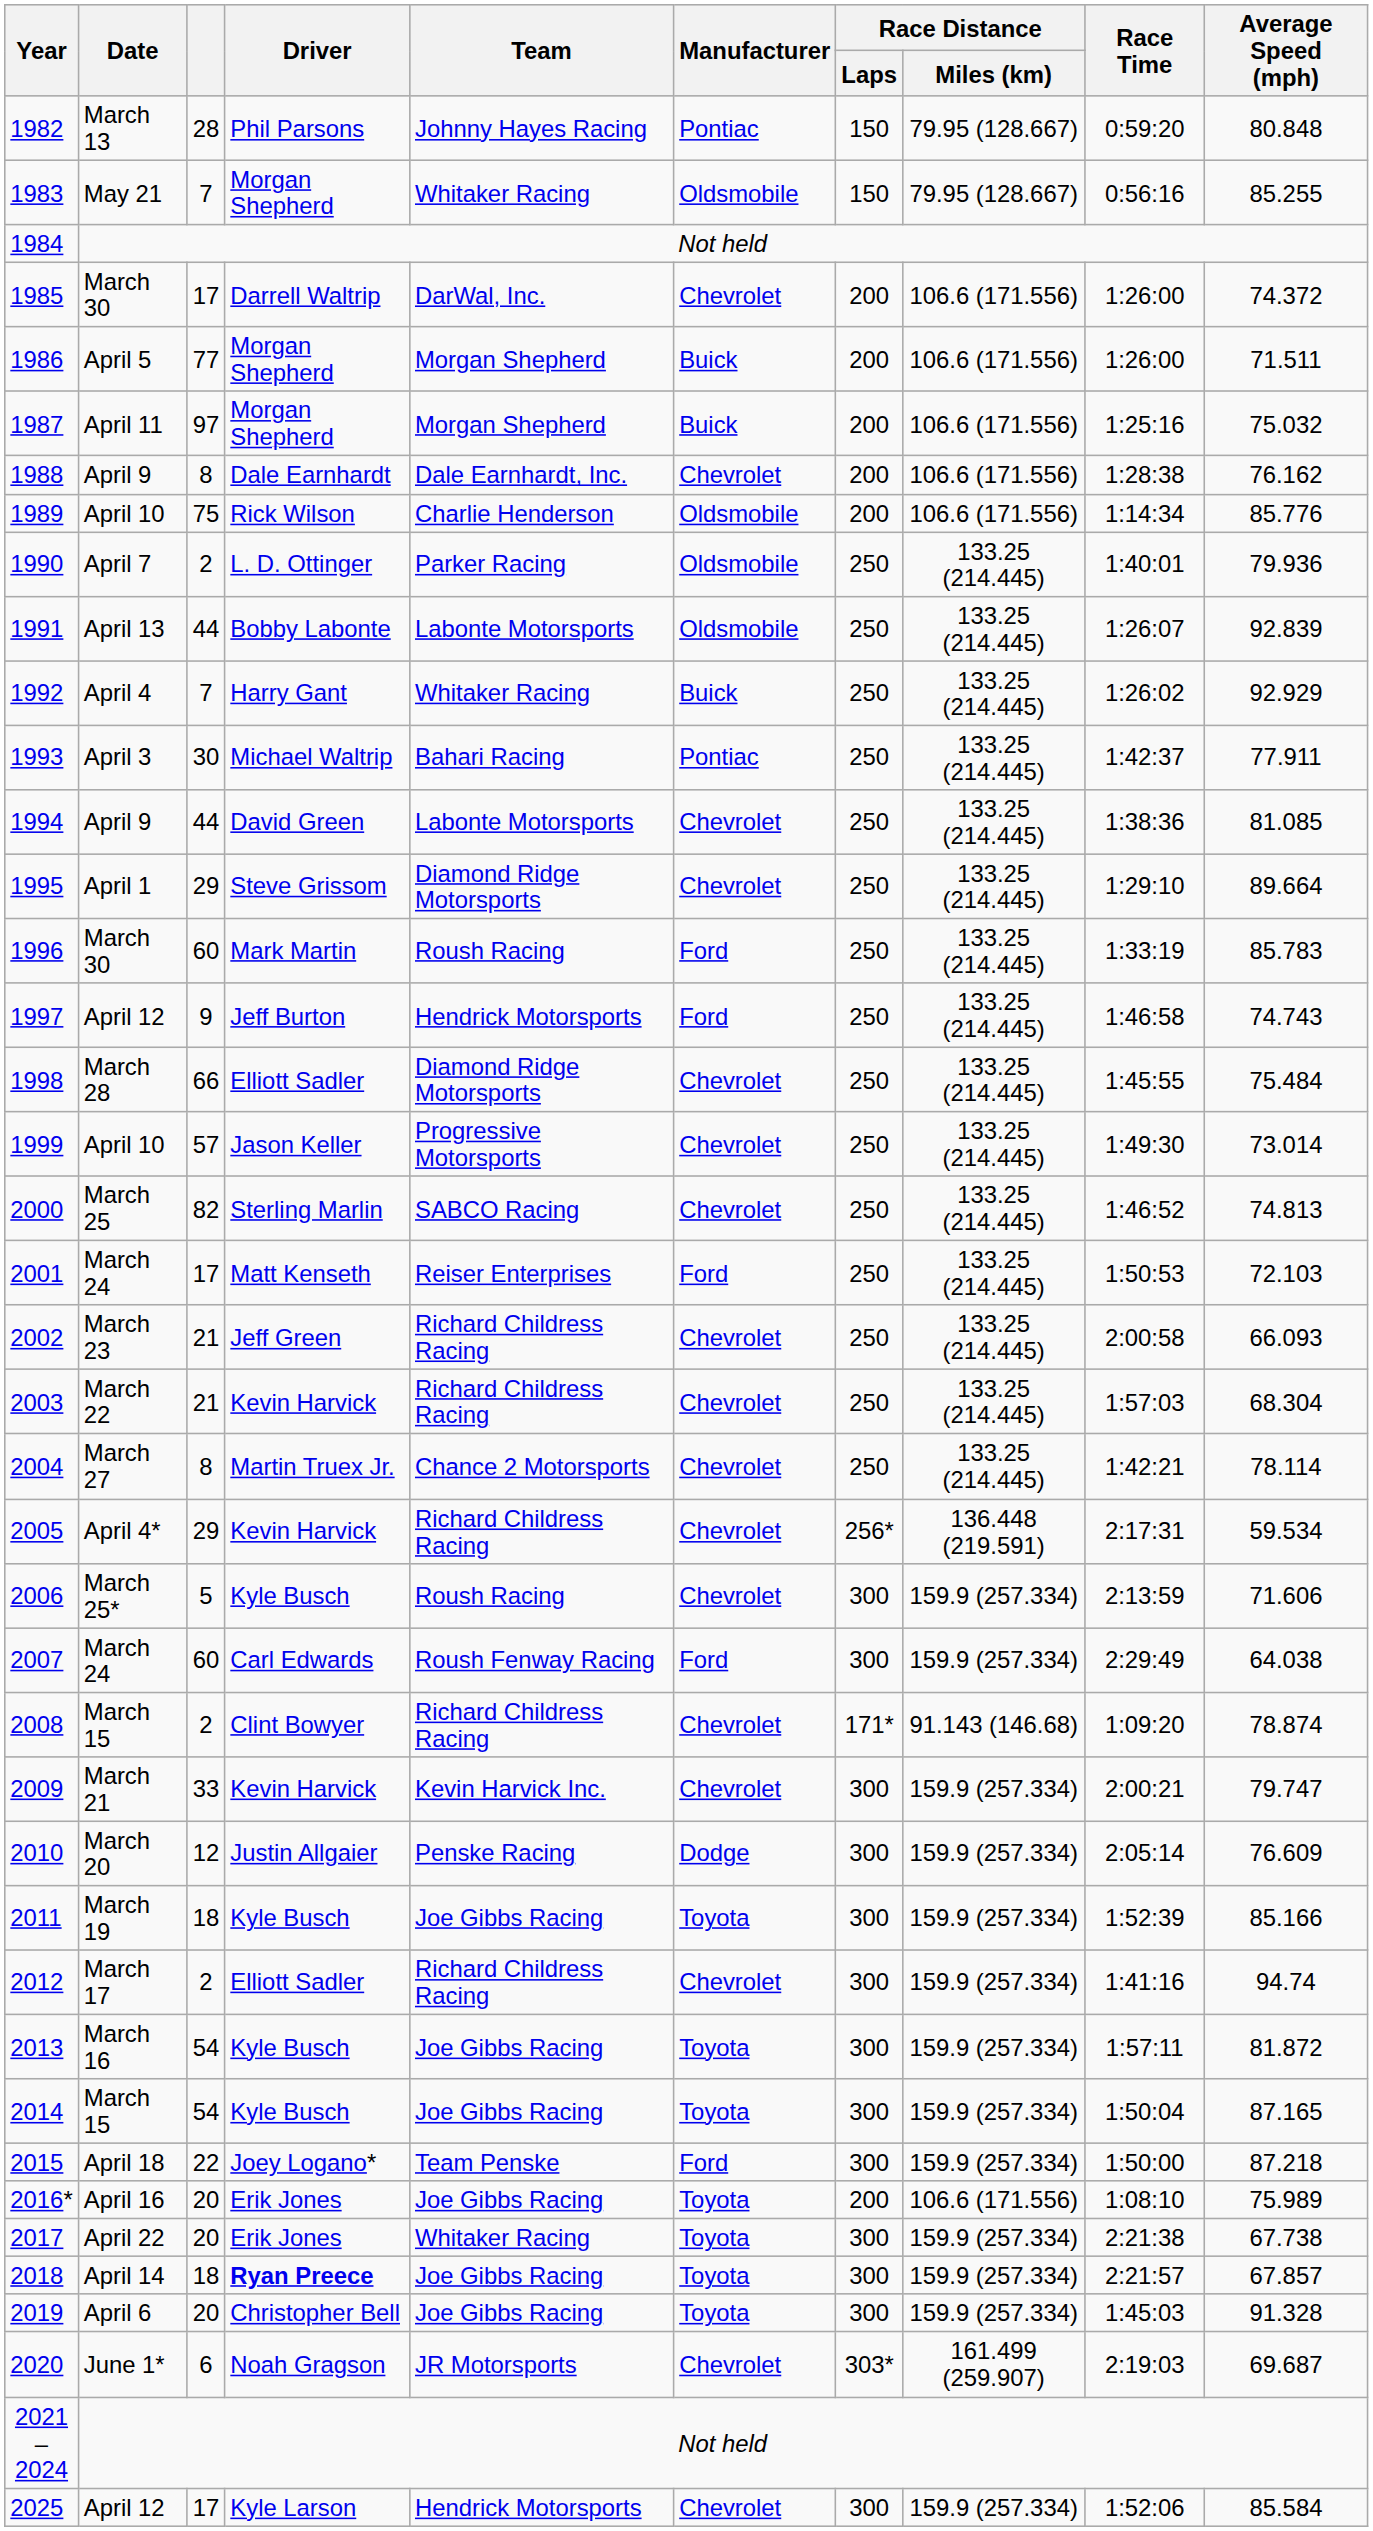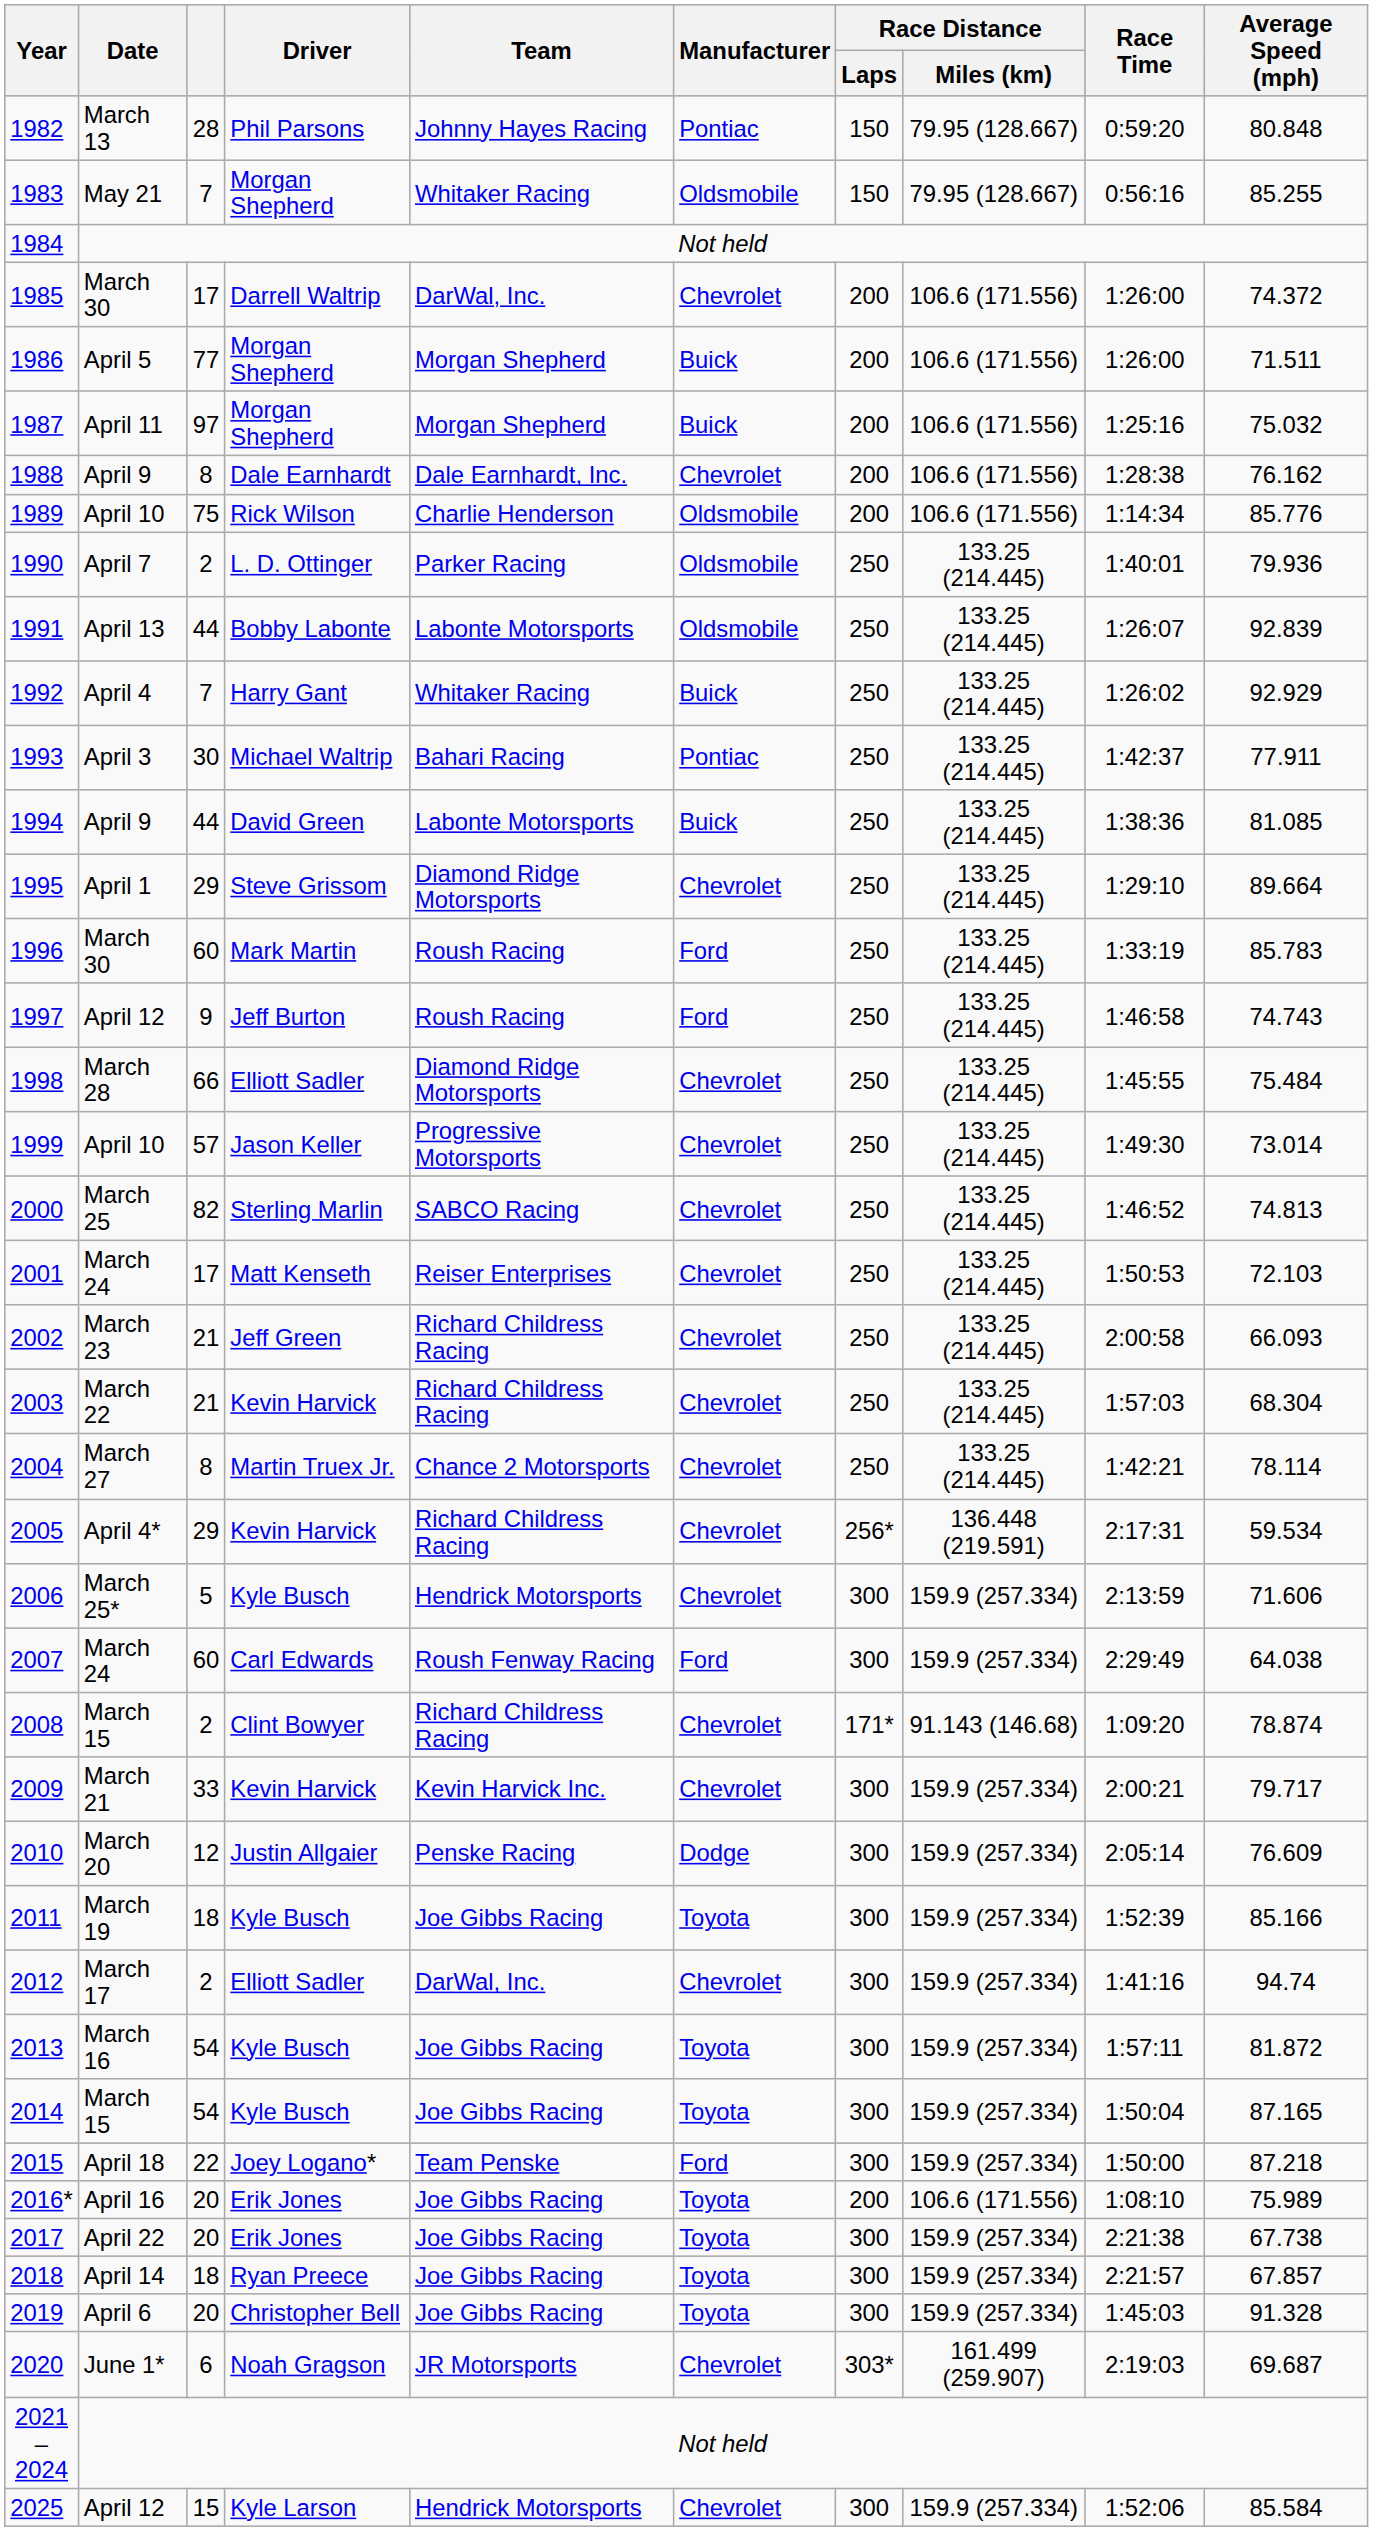(730, 822) Chevrolet -> (708, 822) Buick
(528, 1015) Hendrick Motorsports -> (490, 1015) Roush Racing
(704, 1273) Ford -> (730, 1273) Chevrolet
(490, 1596) Roush Racing -> (528, 1596) Hendrick Motorsports
(1286, 1789) 79.747 -> (1286, 1789) 79.717
(509, 1982) Richard Childress Racing -> (480, 1982) DarWal, Inc.
(502, 2238) Whitaker Racing -> (509, 2238) Joe Gibbs Racing
(302, 2276) bold -> (299, 2276) normal
(206, 2507) 17 -> (206, 2507) 15
